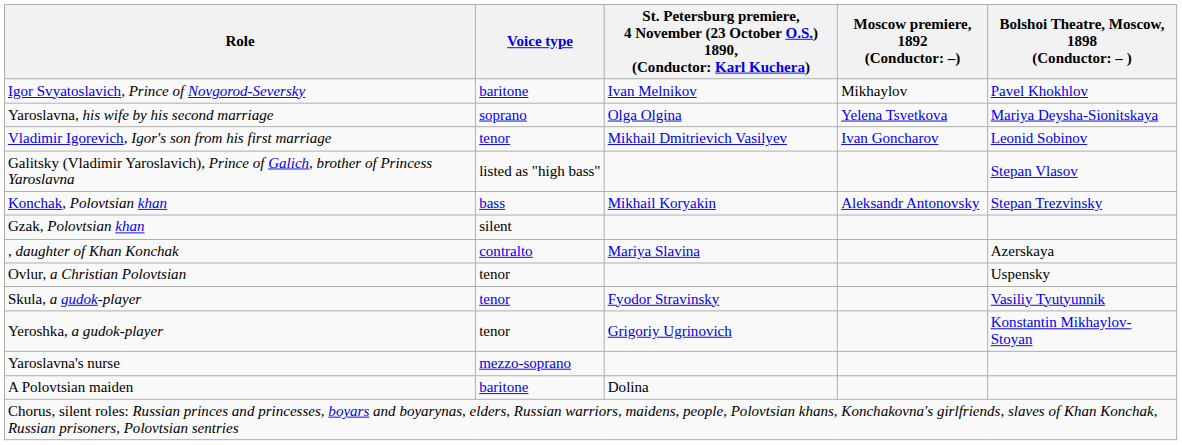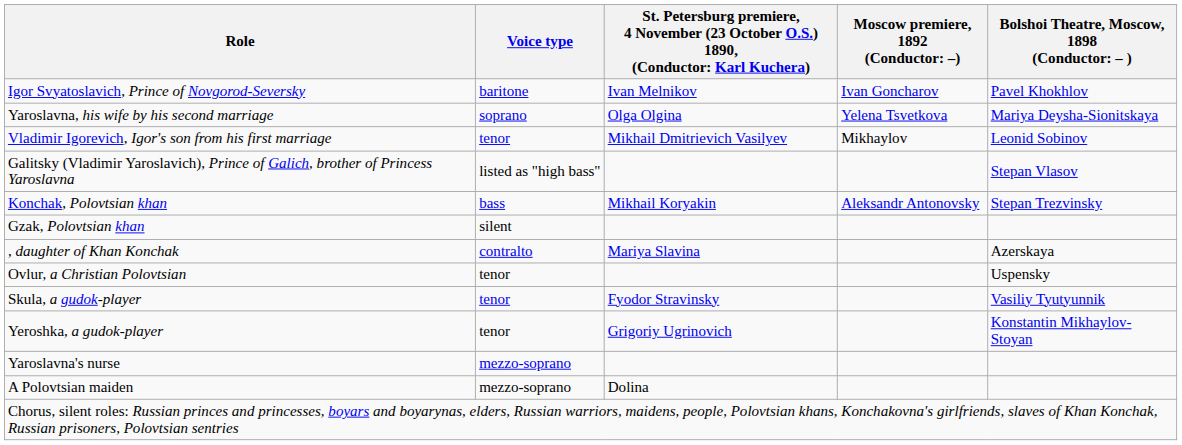(874, 91) Mikhaylov -> (890, 91) Ivan Goncharov
(890, 138) Ivan Goncharov -> (874, 138) Mikhaylov
(504, 387) baritone -> (525, 387) mezzo-soprano
